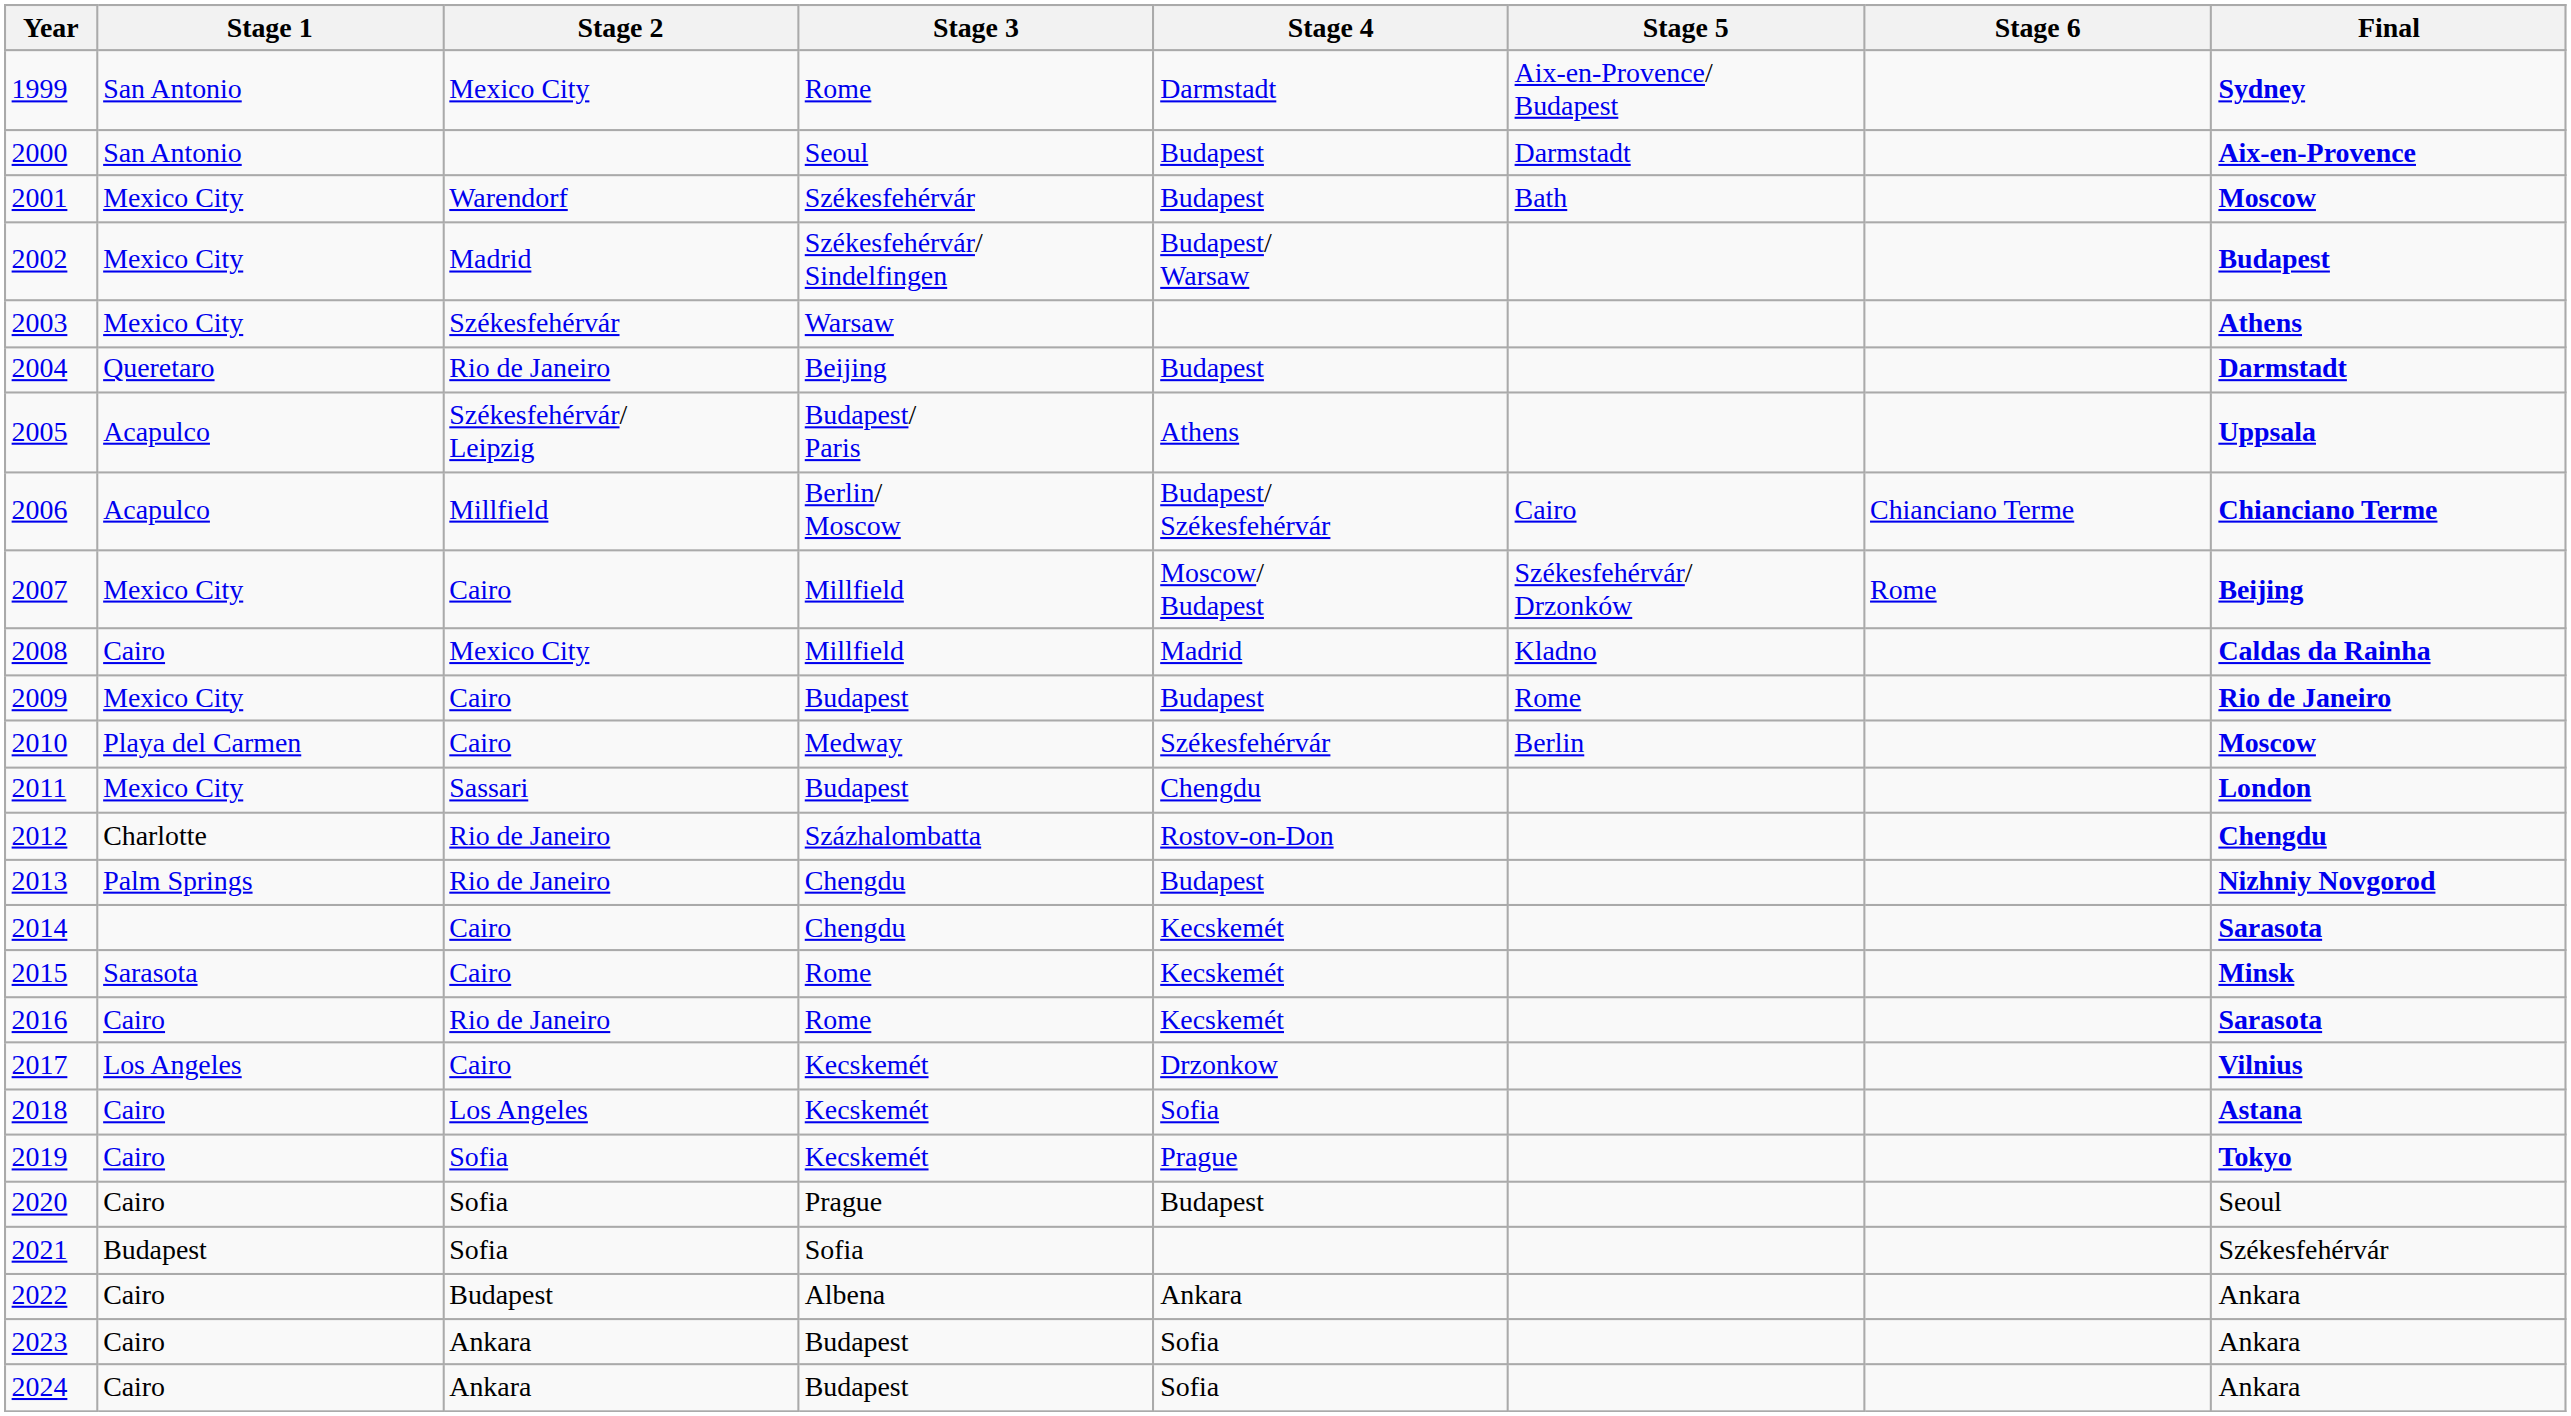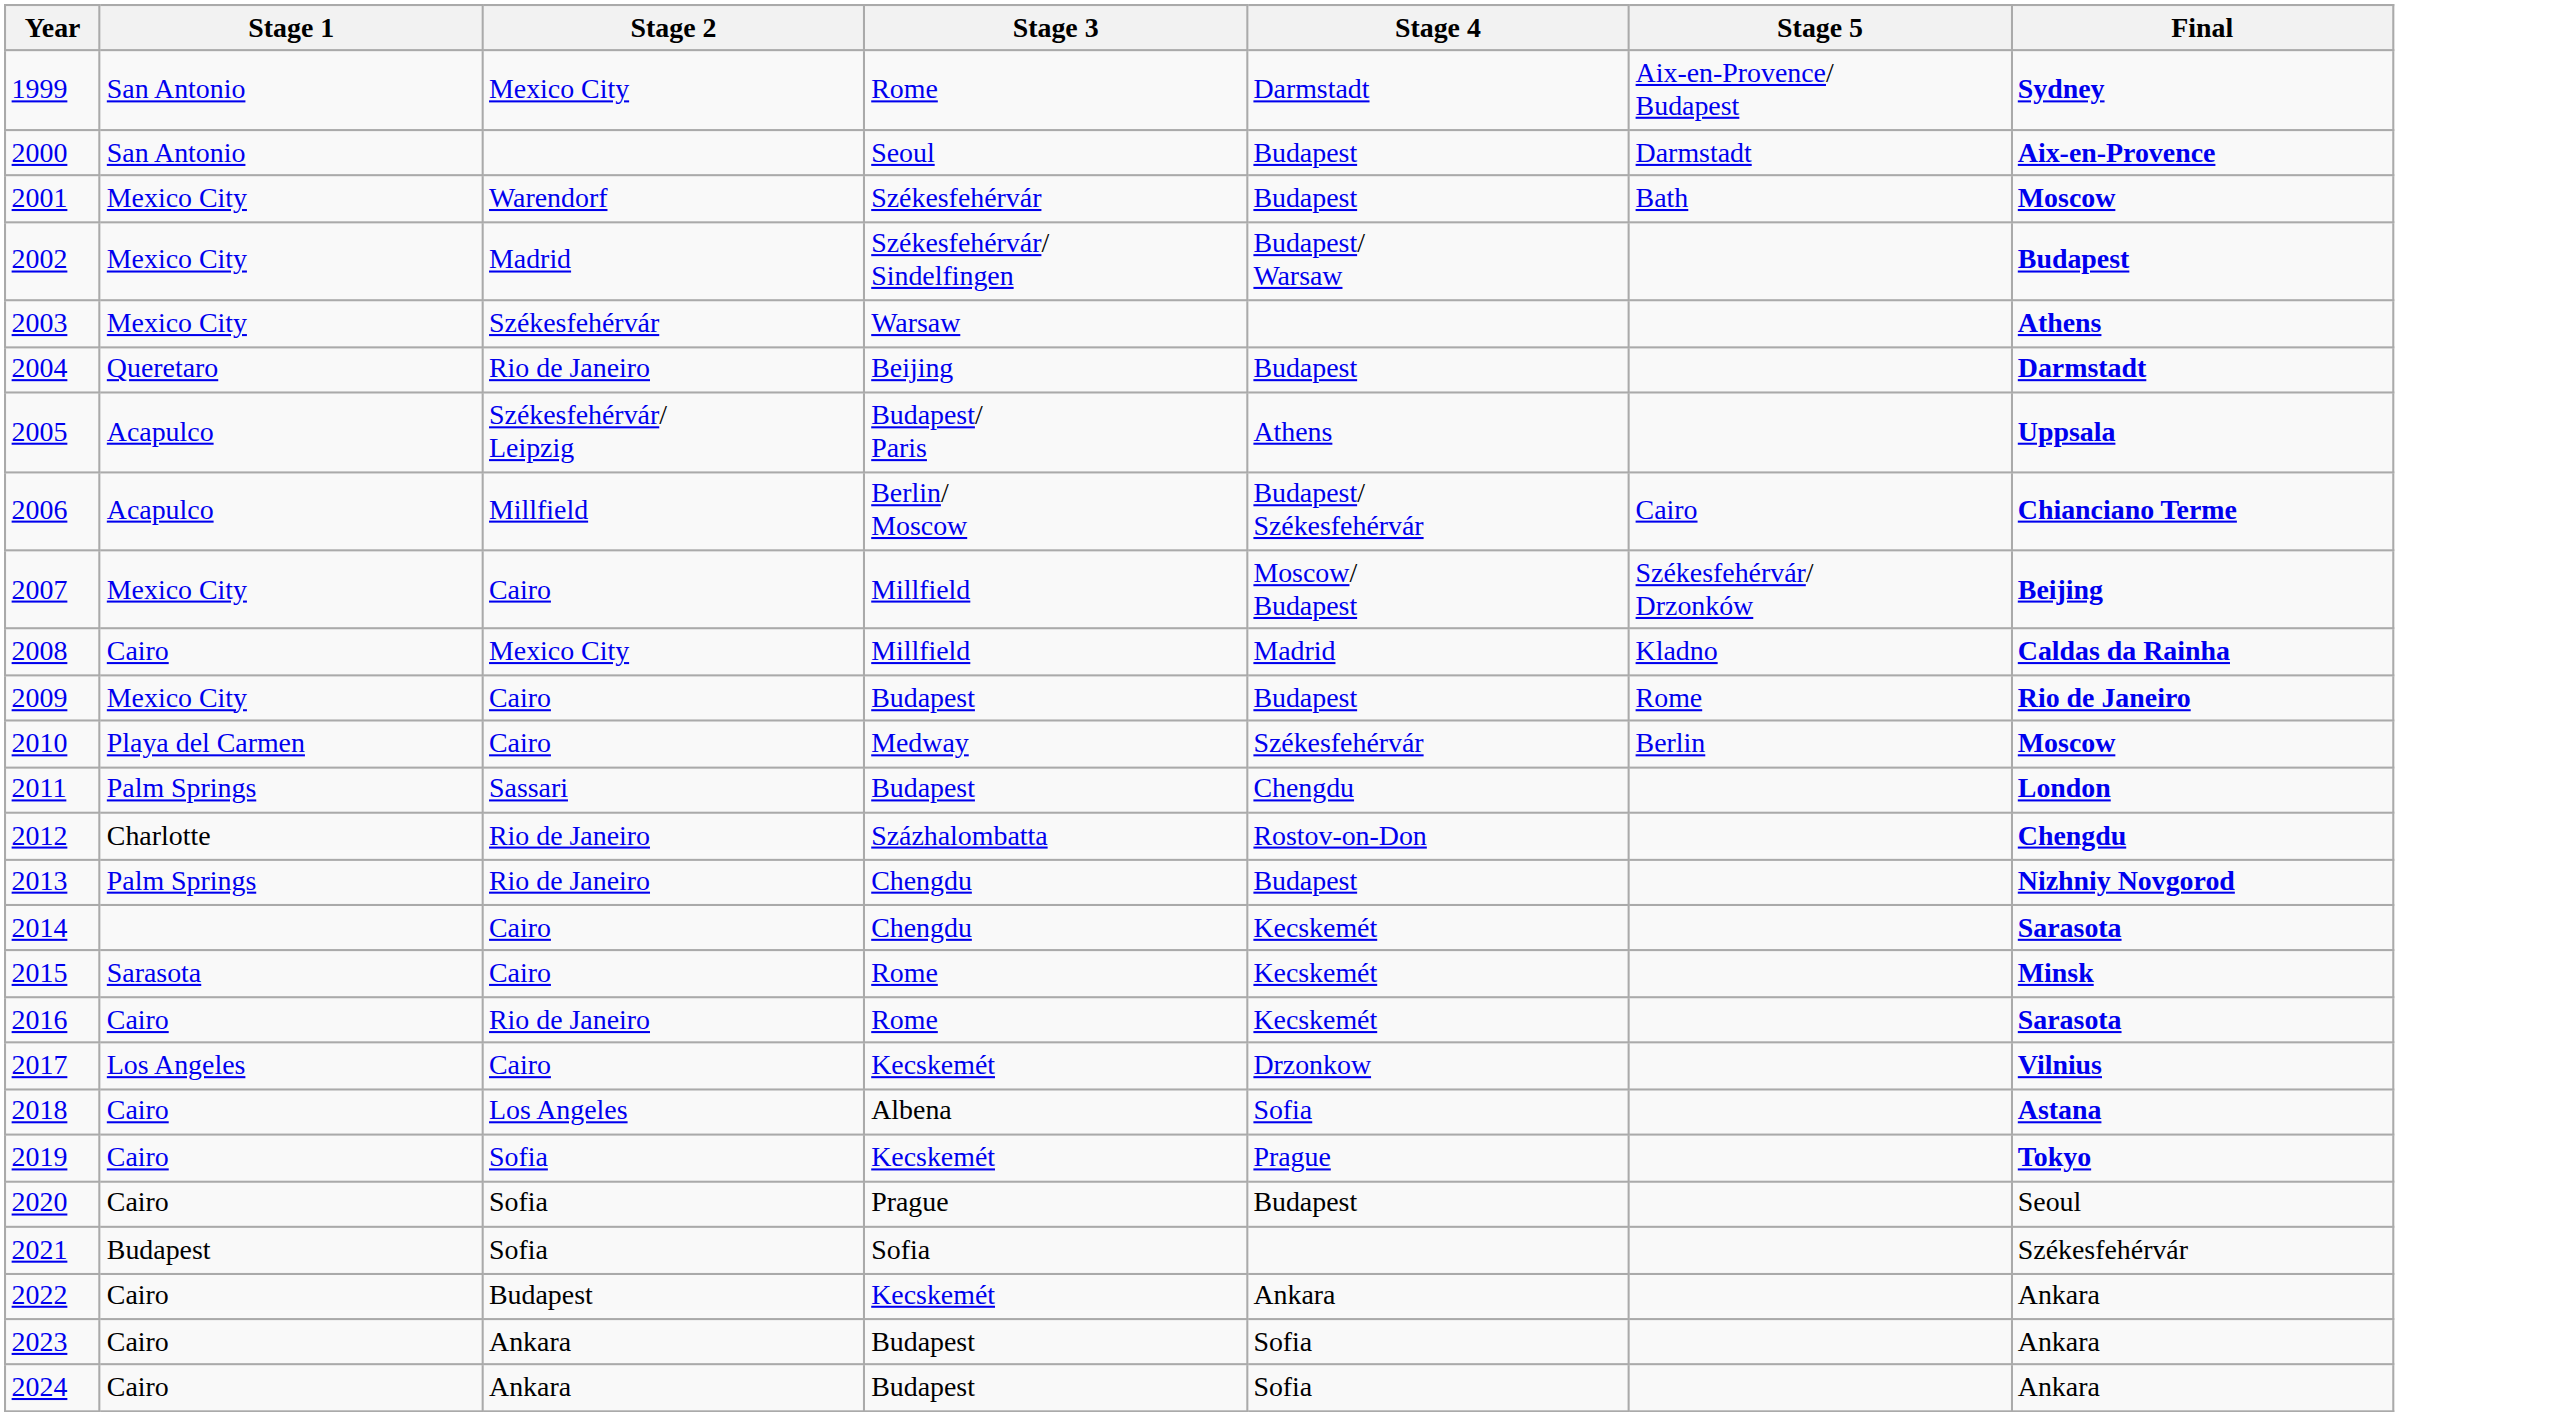- column: (2038, 27)
(173, 789) Mexico City -> (182, 789) Palm Springs
(867, 1111) Kecskemét -> (911, 1111) Albena
(845, 1295) Albena -> (933, 1295) Kecskemét
